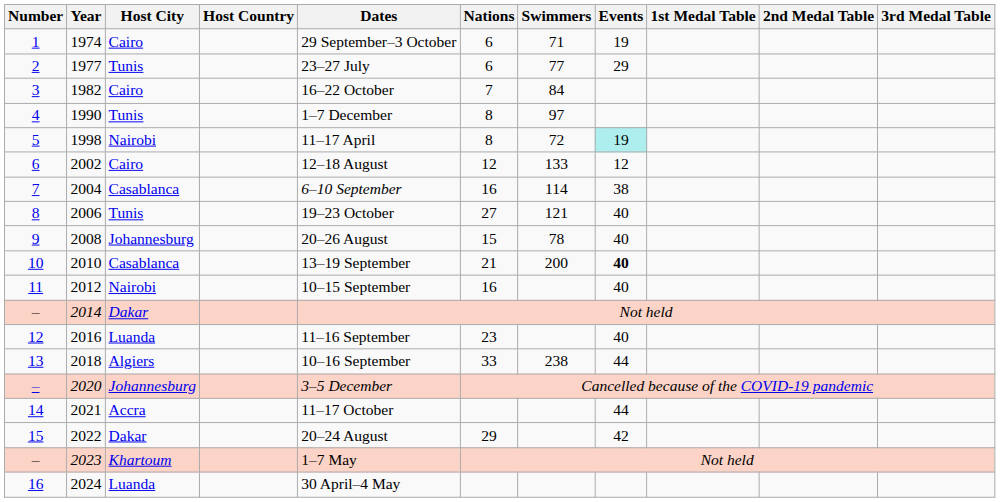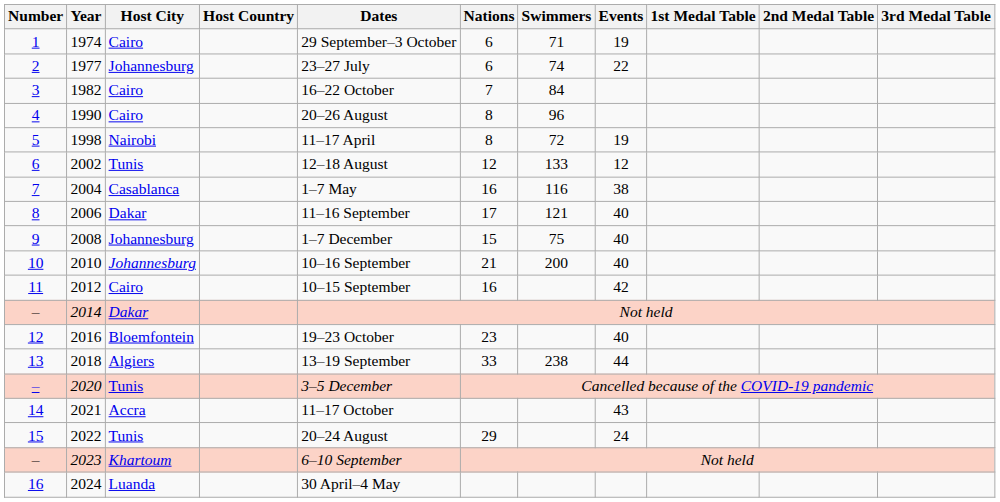(126, 66) Tunis -> (151, 66) Johannesburg
(556, 66) 77 -> (556, 66) 74
(621, 66) 29 -> (621, 66) 22
(126, 115) Tunis -> (126, 115) Cairo
(347, 115) 1–7 December -> (345, 115) 20–26 August
(556, 115) 97 -> (556, 115) 96
(621, 139) paleturquoise background -> (621, 139) no background
(126, 164) Cairo -> (126, 164) Tunis
(351, 189) 6–10 September -> (329, 189) 1–7 May
(556, 189) 114 -> (556, 189) 116
(126, 213) Tunis -> (128, 213) Dakar
(348, 213) 19–23 October -> (355, 213) 11–16 September
(489, 213) 27 -> (489, 213) 17
(345, 238) 20–26 August -> (347, 238) 1–7 December
(556, 238) 78 -> (556, 238) 75
(144, 262) Casablanca -> (152, 262) Johannesburg
(356, 262) 13–19 September -> (356, 262) 10–16 September
(621, 262) bold -> (621, 262) normal
(132, 287) Nairobi -> (126, 287) Cairo
(621, 287) 40 -> (621, 287) 42
(132, 336) Luanda -> (151, 336) Bloemfontein
(355, 336) 11–16 September -> (348, 336) 19–23 October
(356, 361) 10–16 September -> (356, 361) 13–19 September
(152, 386) Johannesburg -> (126, 386) Tunis
(621, 410) 44 -> (621, 410) 43
(128, 435) Dakar -> (126, 435) Tunis
(621, 435) 42 -> (621, 435) 24
(329, 459) 1–7 May -> (351, 459) 6–10 September
